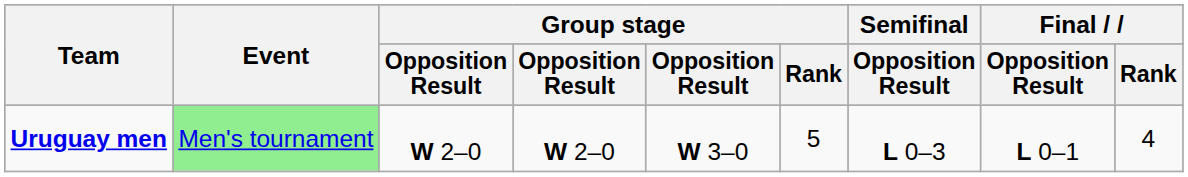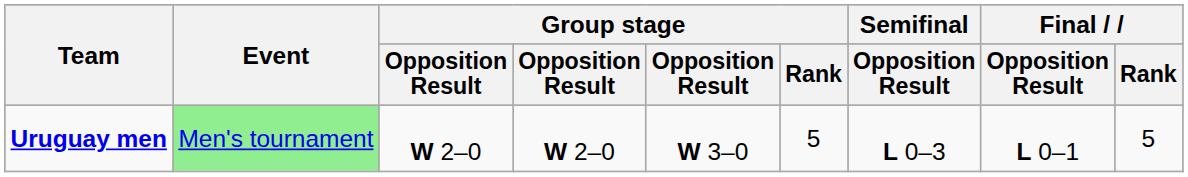(1148, 139) 4 -> (1148, 139) 5
